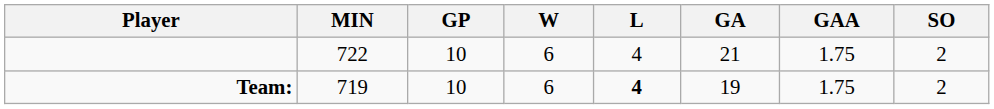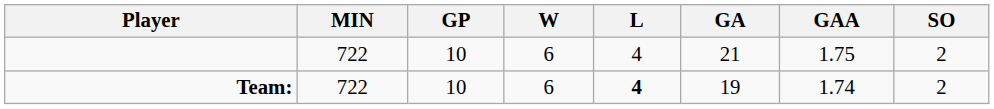(352, 86) 719 -> (352, 86) 722
(837, 86) 1.75 -> (837, 86) 1.74
